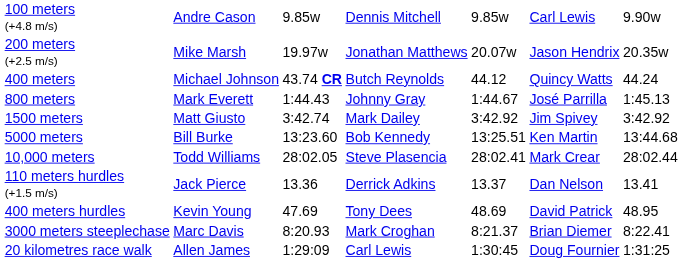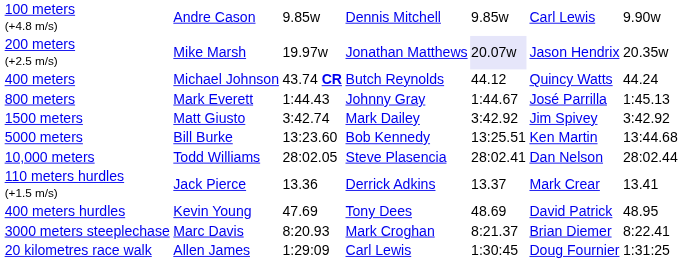(494, 52) no background -> (494, 52) lavender background
(565, 157) Mark Crear -> (566, 157) Dan Nelson
(566, 184) Dan Nelson -> (565, 184) Mark Crear
